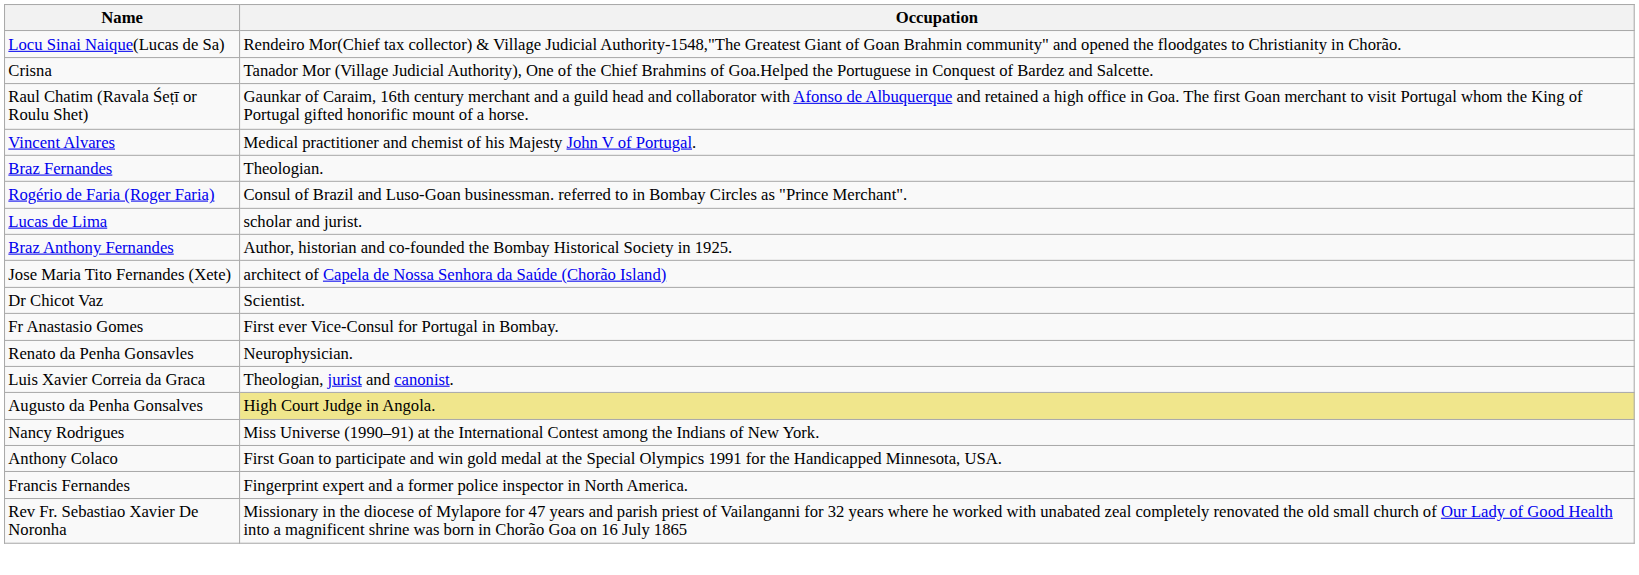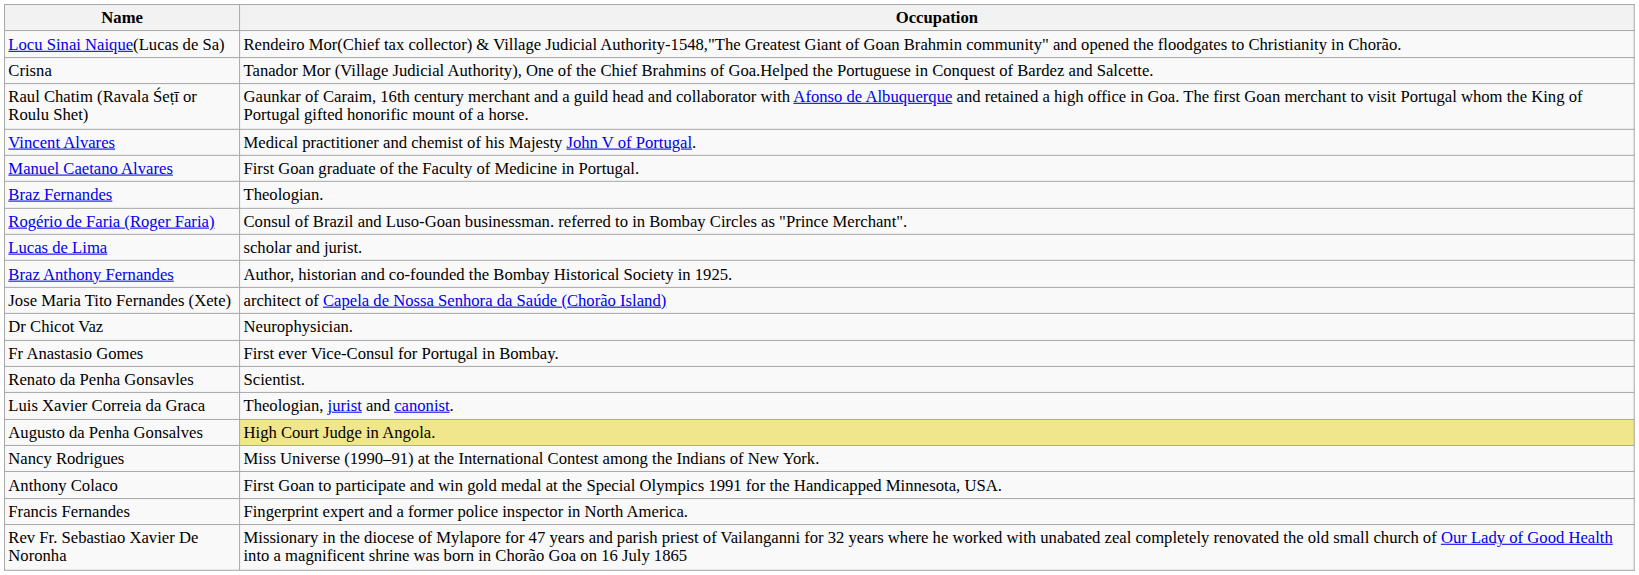+ row: (91, 168)
(274, 300) Scientist. -> (298, 326) Neurophysician.
(298, 353) Neurophysician. -> (274, 379) Scientist.
